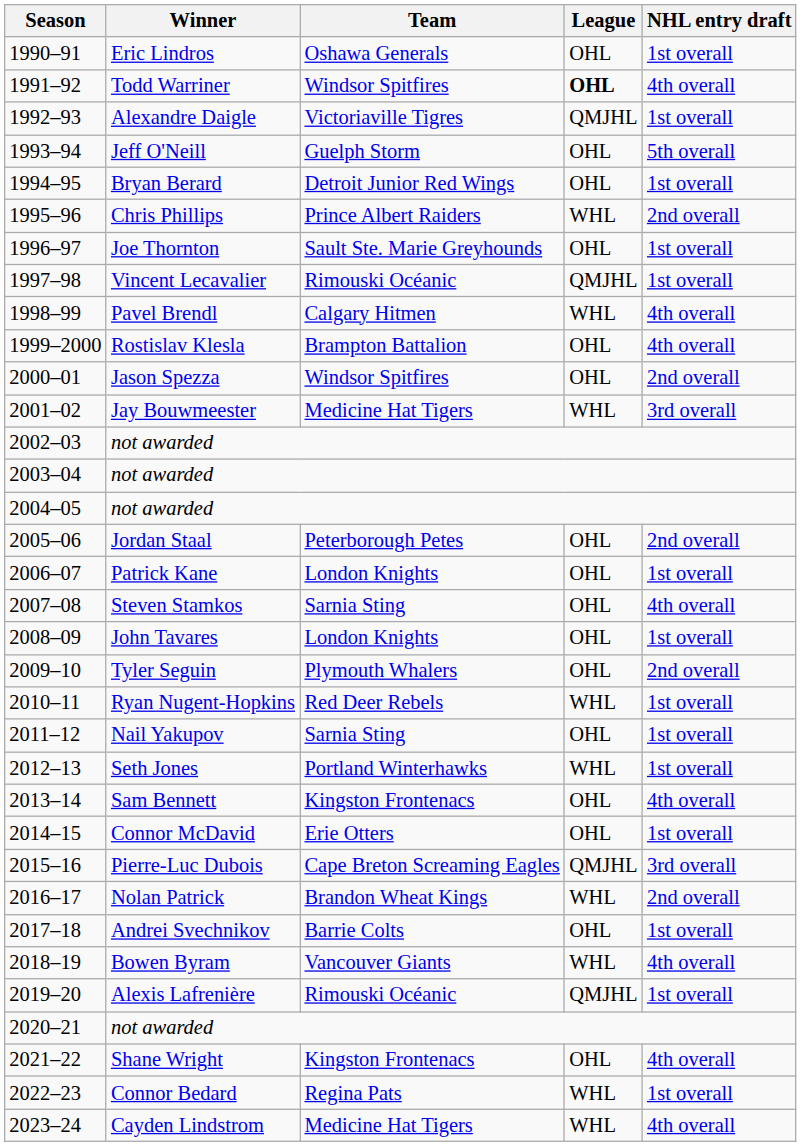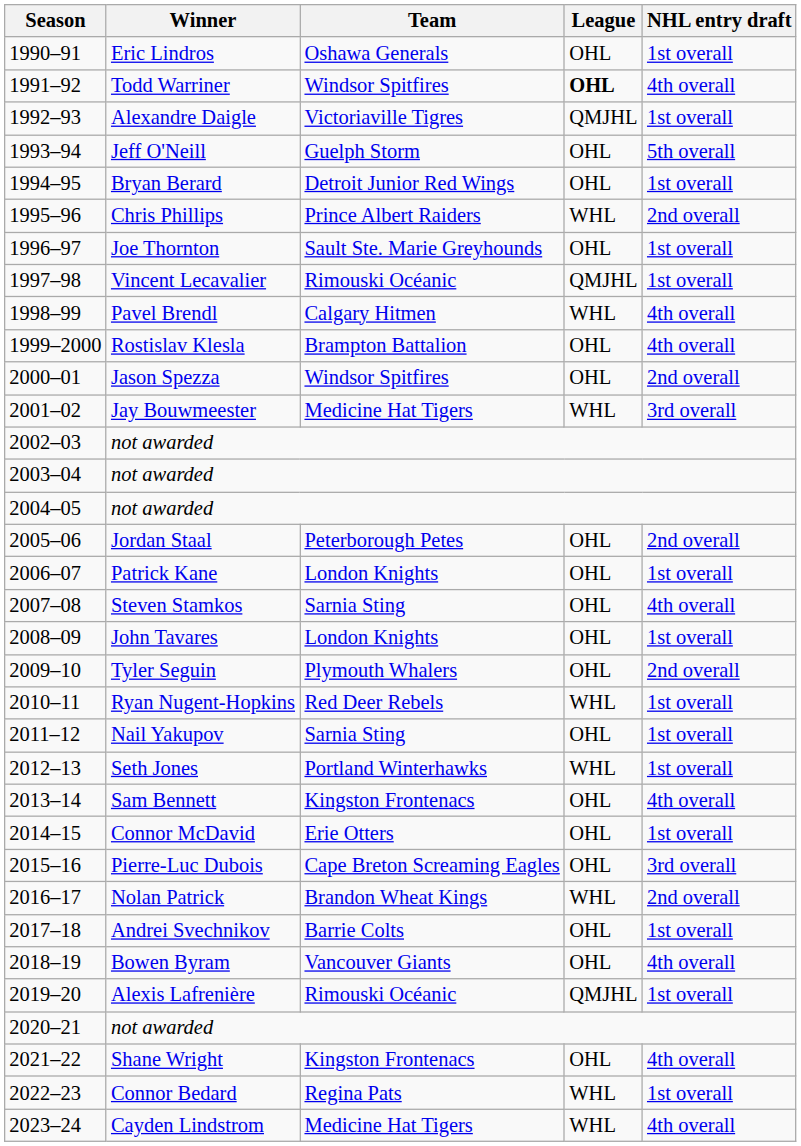(603, 865) QMJHL -> (590, 865) OHL
(593, 962) WHL -> (590, 962) OHL
